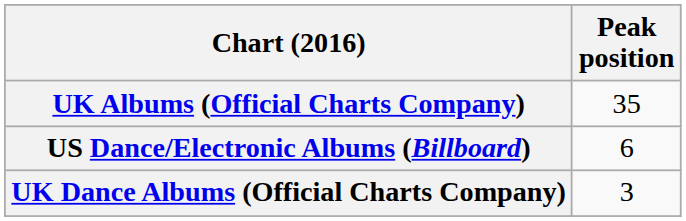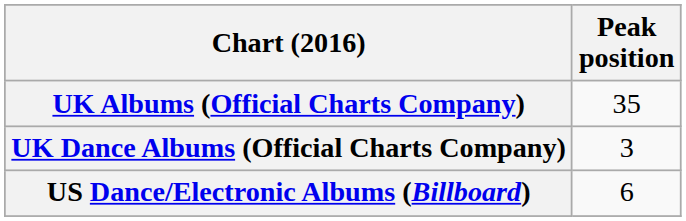rows swapped: (289, 192) <-> (289, 147)
